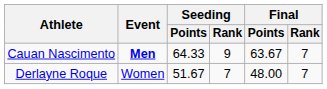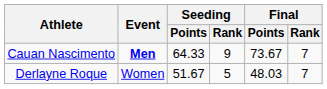(266, 54) 63.67 -> (266, 54) 73.67
(227, 74) 7 -> (227, 74) 5
(266, 74) 48.00 -> (266, 74) 48.03
